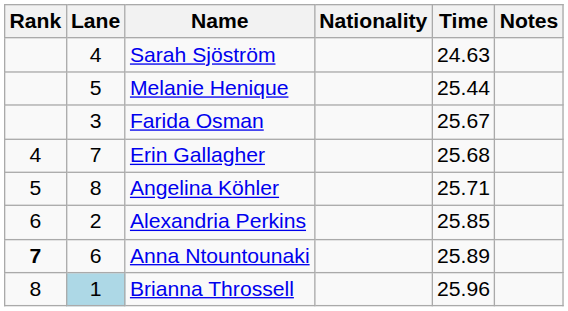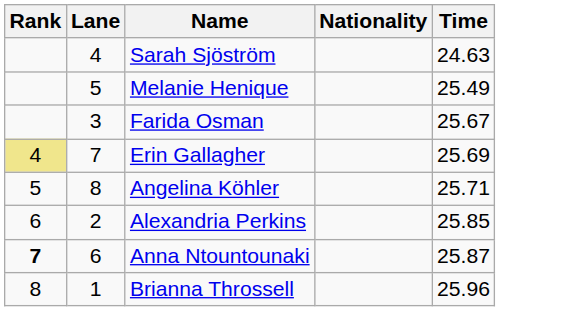- column: (529, 21)
(463, 88) 25.44 -> (463, 88) 25.49
(35, 155) no background -> (35, 155) khaki background
(463, 155) 25.68 -> (463, 155) 25.69
(463, 255) 25.89 -> (463, 255) 25.87
(96, 289) lightblue background -> (96, 289) no background
